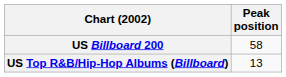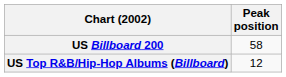(256, 63) 13 -> (256, 63) 12
